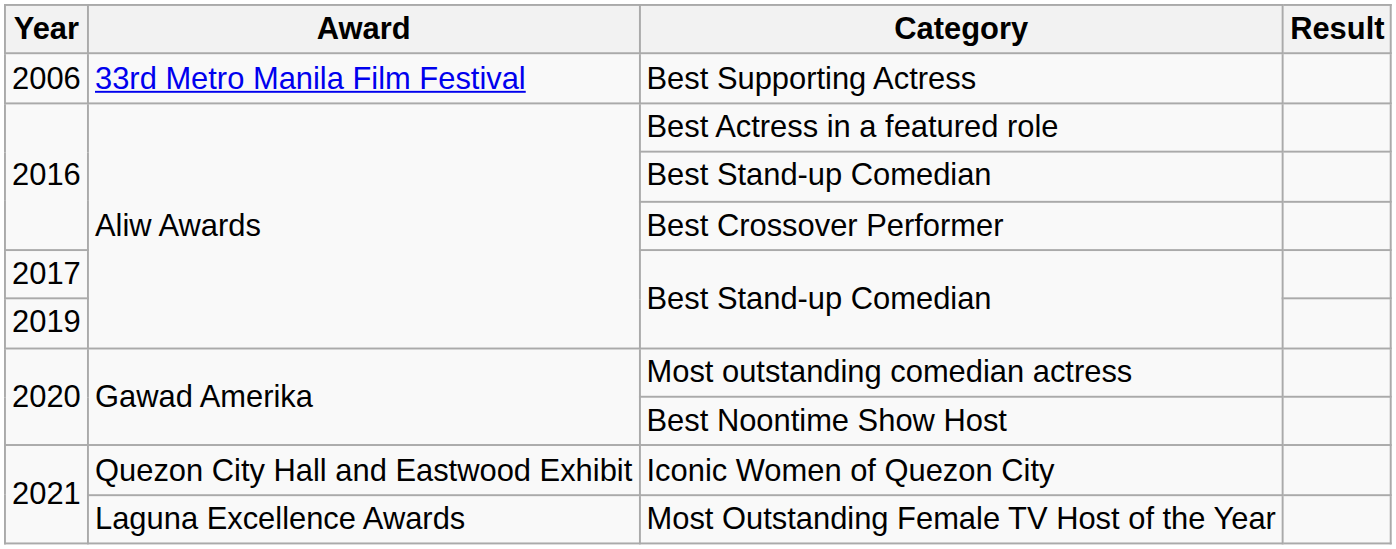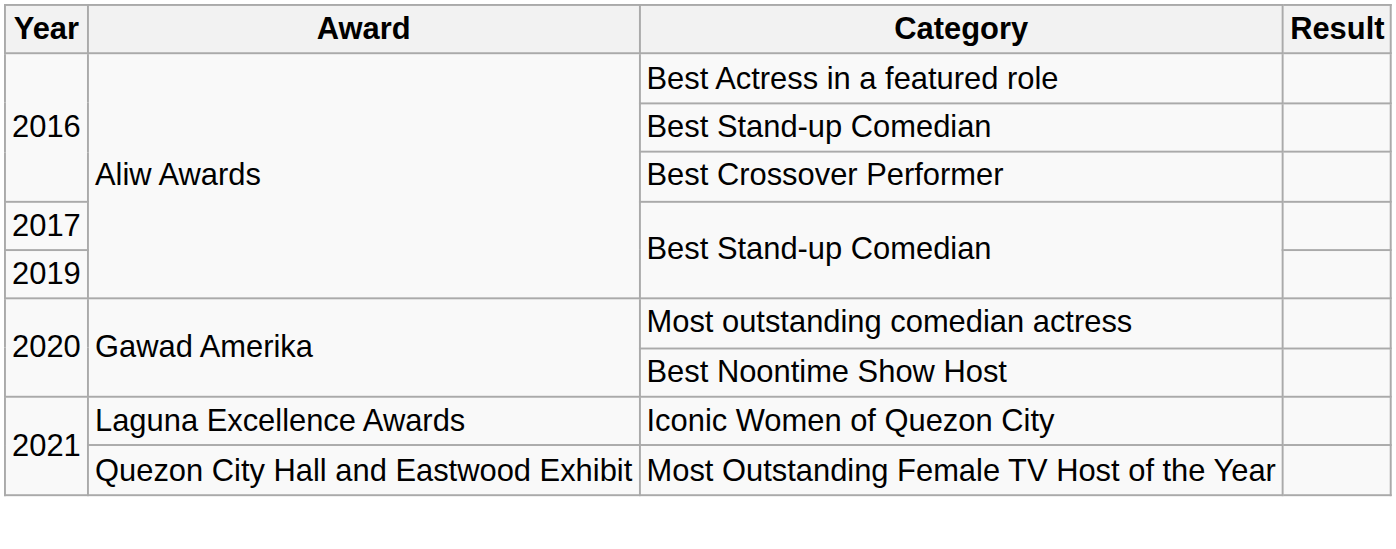- row: (46, 77)
(364, 469) Quezon City Hall and Eastwood Exhibit -> (280, 420) Laguna Excellence Awards
(280, 518) Laguna Excellence Awards -> (364, 469) Quezon City Hall and Eastwood Exhibit
